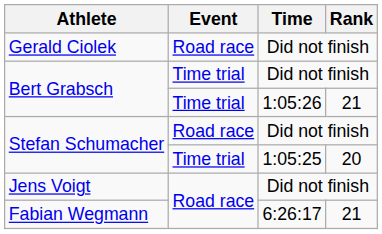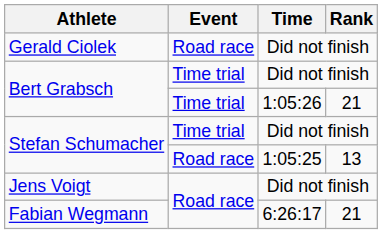(213, 131) Road race -> (209, 131) Time trial
(209, 159) Time trial -> (213, 159) Road race
(352, 159) 20 -> (352, 159) 13
